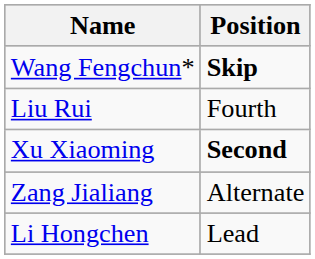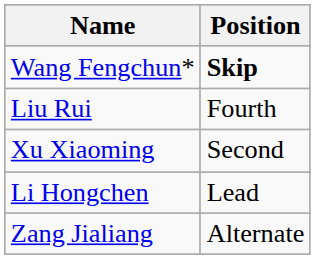(247, 150) bold -> (245, 150) normal
rows swapped: (80, 233) <-> (82, 191)
